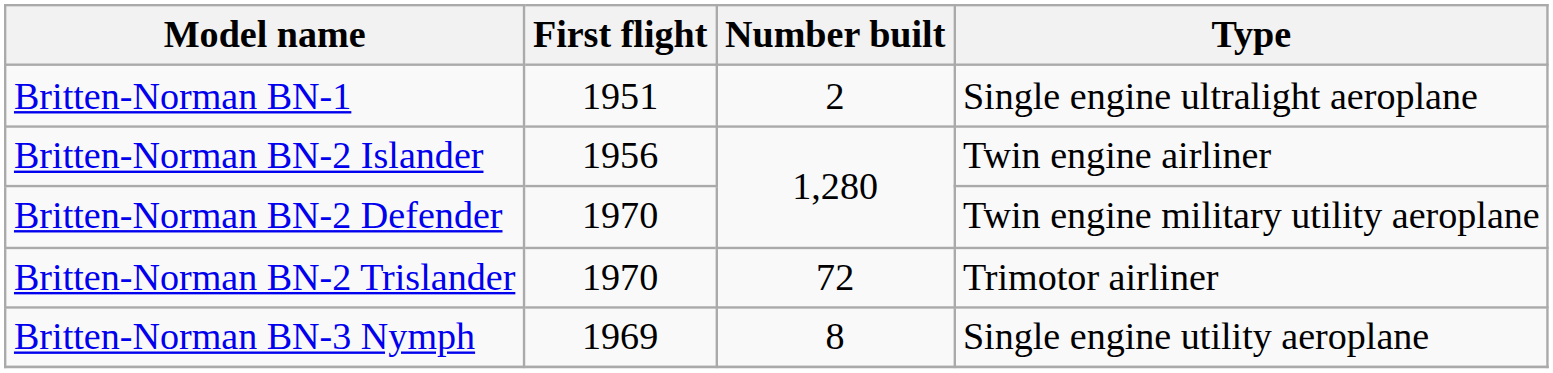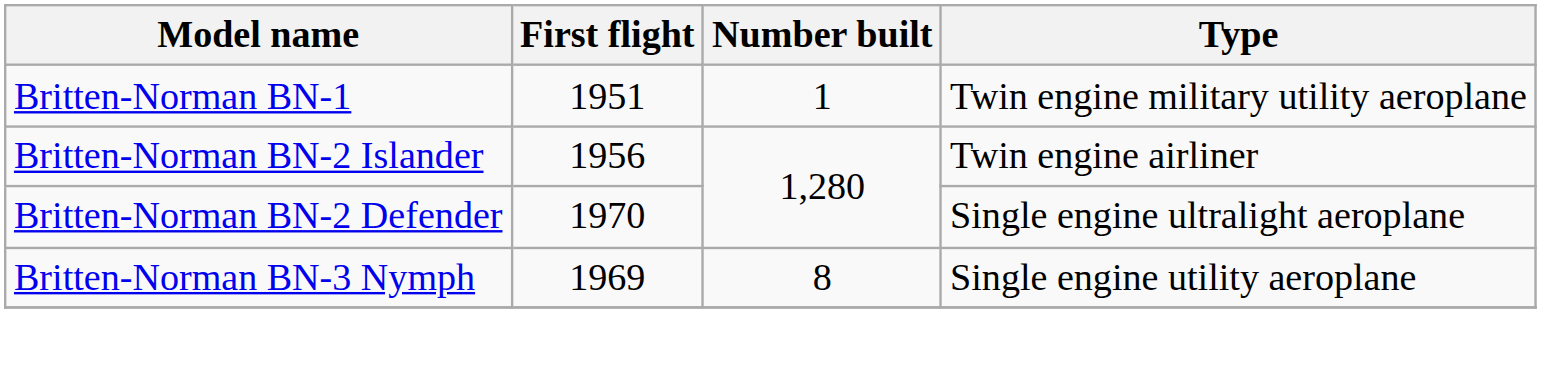(835, 95) 2 -> (822, 95) 1
(1220, 95) Single engine ultralight aeroplane -> (1239, 95) Twin engine military utility aeroplane
(1251, 215) Twin engine military utility aeroplane -> (1208, 215) Single engine ultralight aeroplane
- row: (265, 276)
